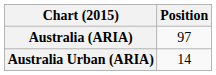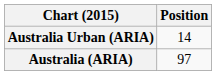rows swapped: (81, 37) <-> (81, 59)
